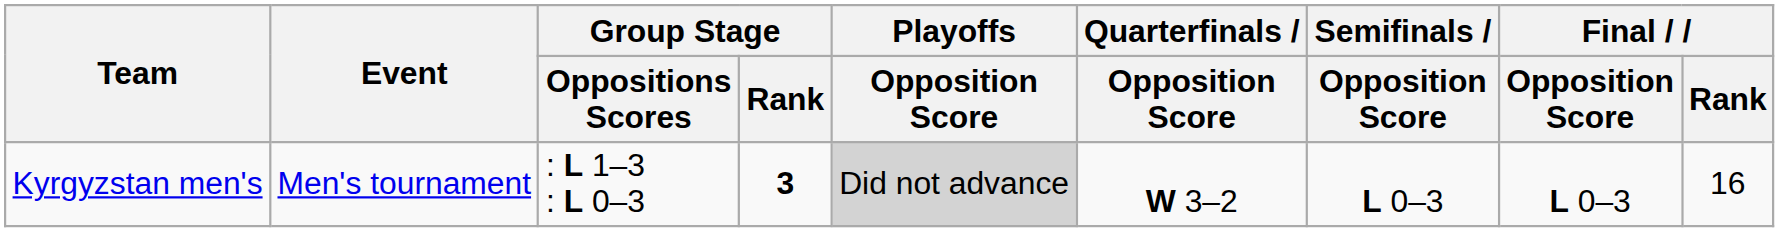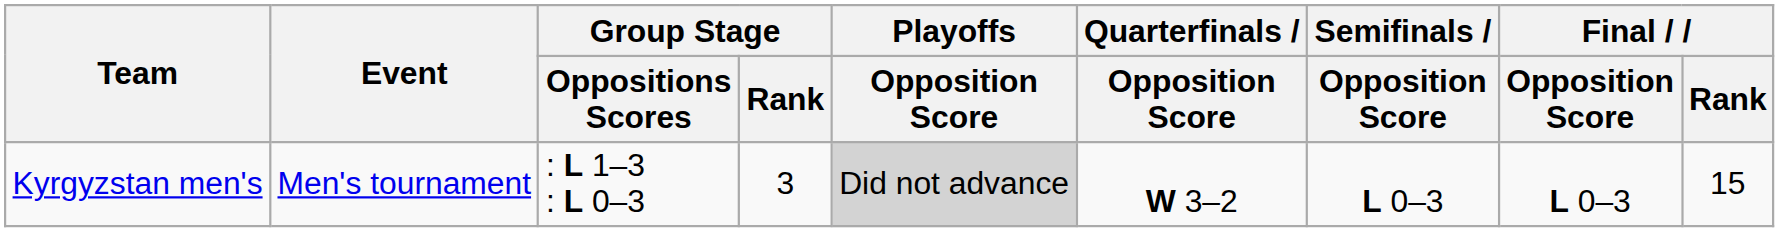(785, 184) bold -> (785, 184) normal
(1728, 184) 16 -> (1728, 184) 15
